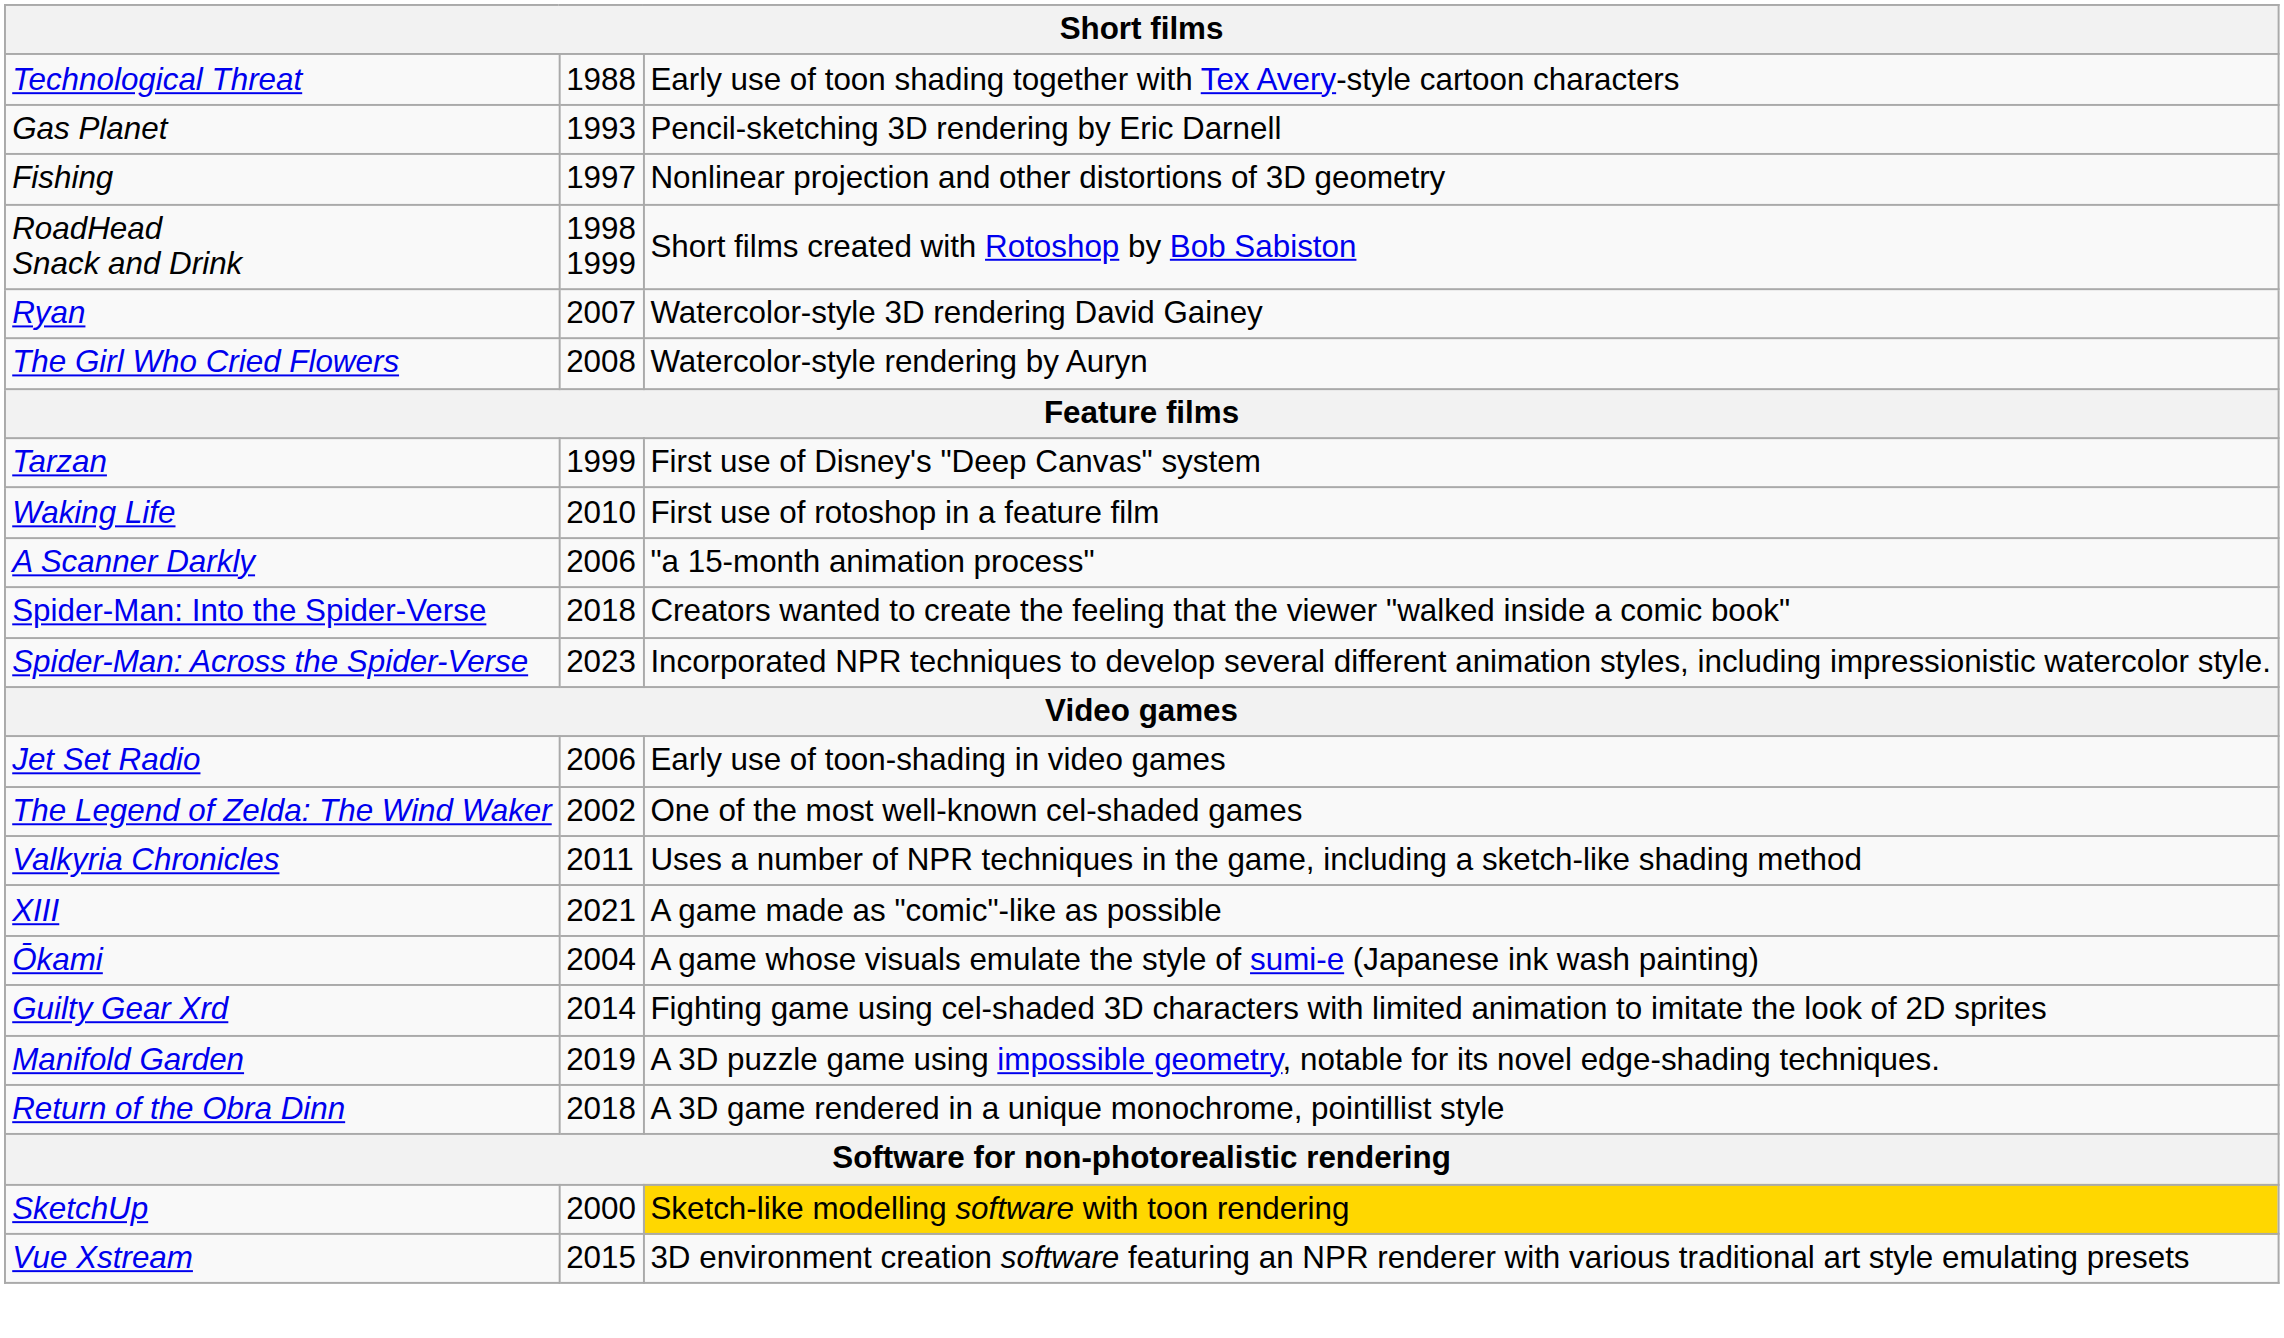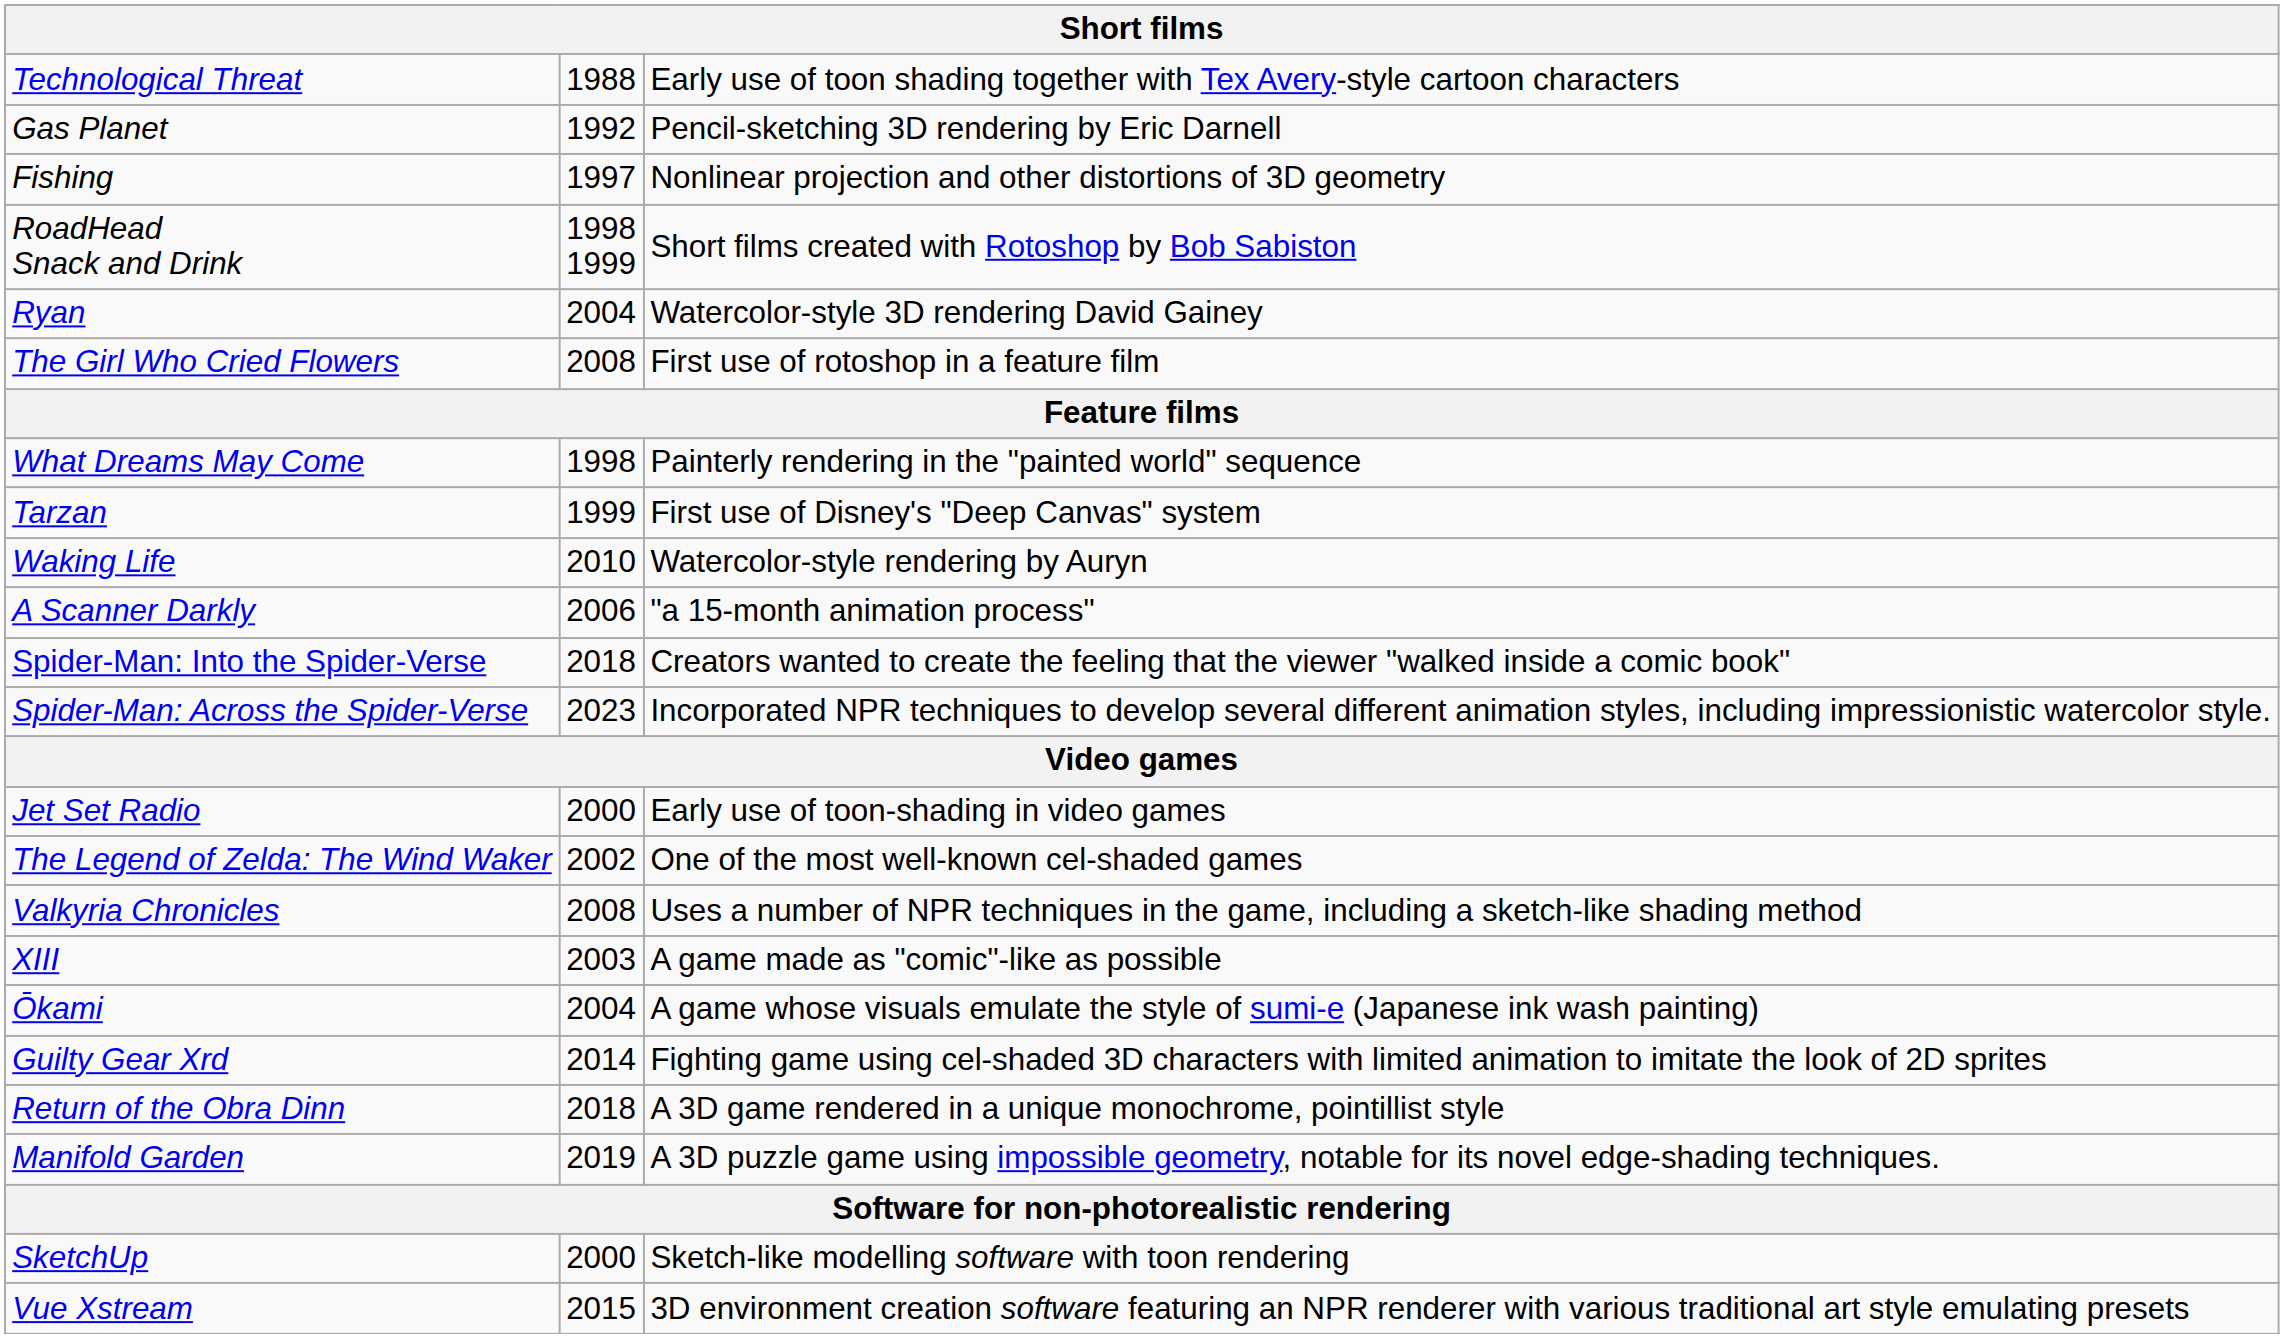(601, 128) 1993 -> (601, 128) 1992
(601, 313) 2007 -> (601, 313) 2004
(899, 363) Watercolor-style rendering by Auryn -> (905, 363) First use of rotoshop in a feature film
+ row: (188, 462)
(905, 512) First use of rotoshop in a feature film -> (899, 561) Watercolor-style rendering by Auryn
(601, 760) 2006 -> (601, 810) 2000
(600, 860) 2011 -> (601, 910) 2008
(601, 910) 2021 -> (601, 959) 2003
rows swapped: (179, 1109) <-> (128, 1059)
(1000, 1208) gold background -> (1000, 1258) no background
